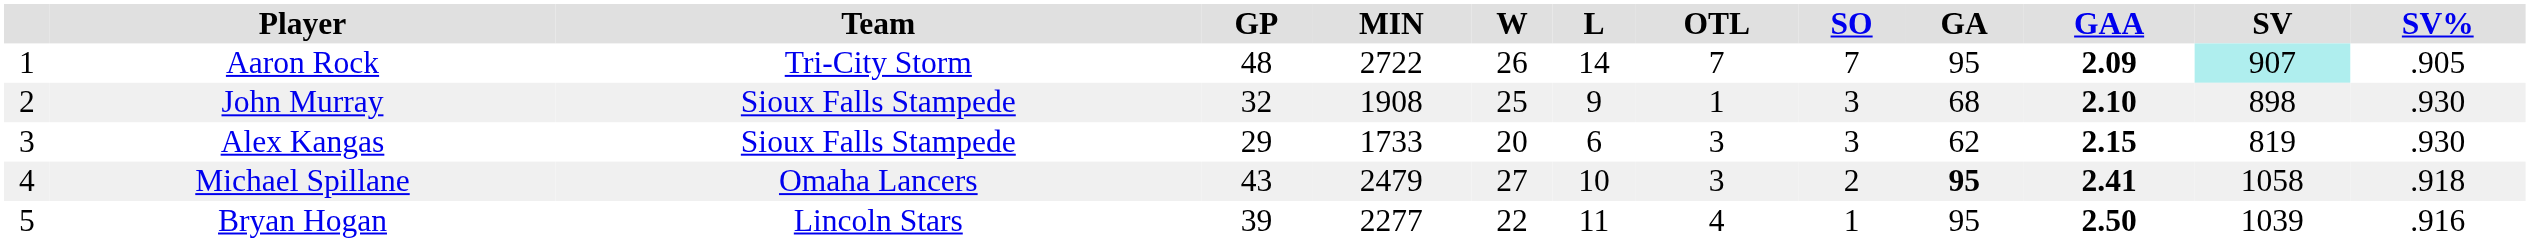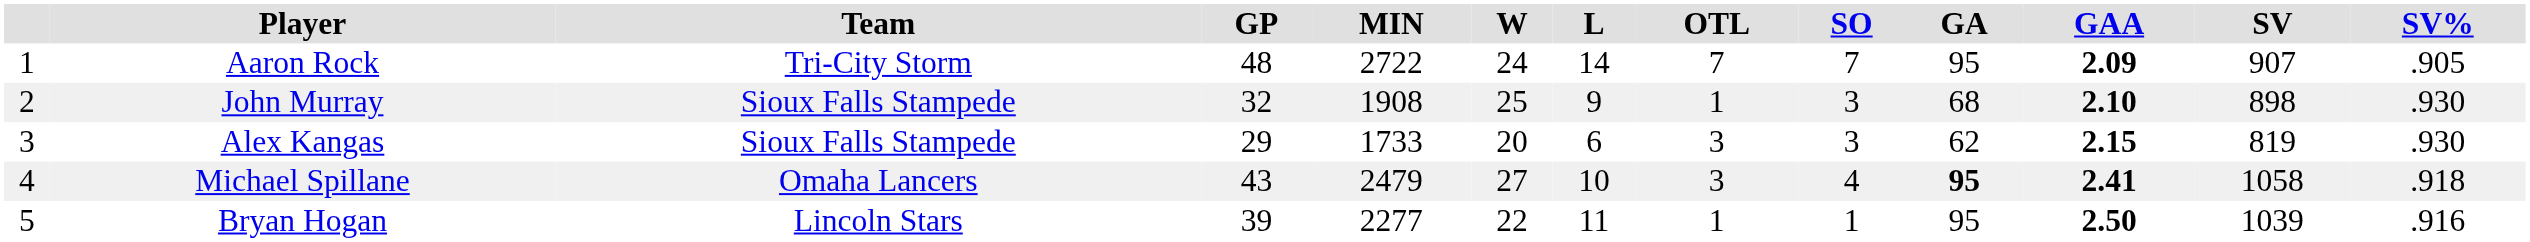(1512, 62) 26 -> (1512, 62) 24
(2272, 62) paleturquoise background -> (2272, 62) no background
(1852, 180) 2 -> (1852, 180) 4
(1717, 220) 4 -> (1717, 220) 1
